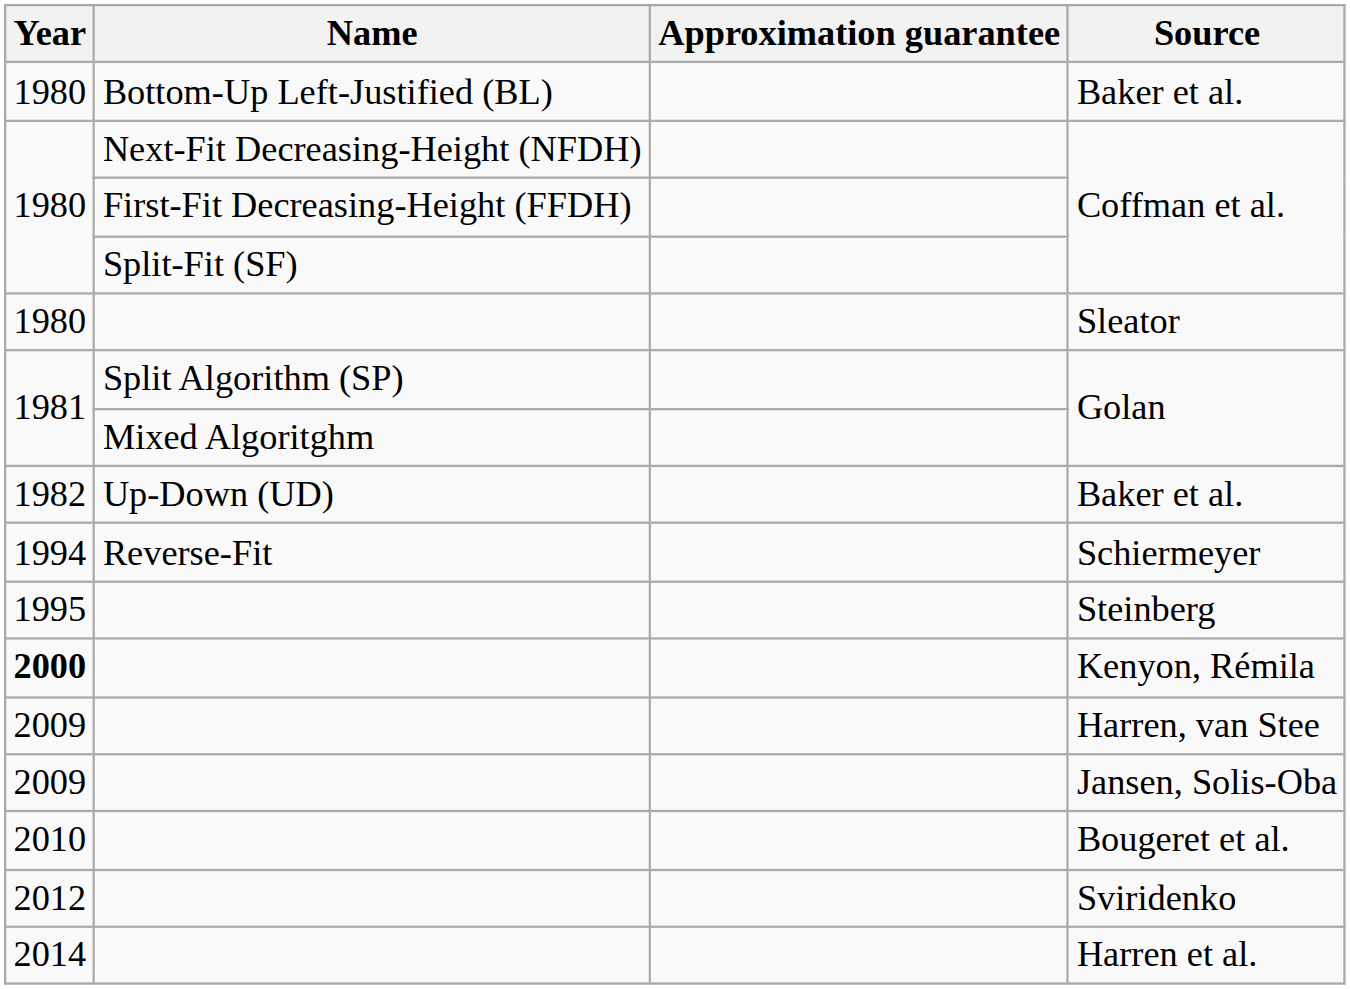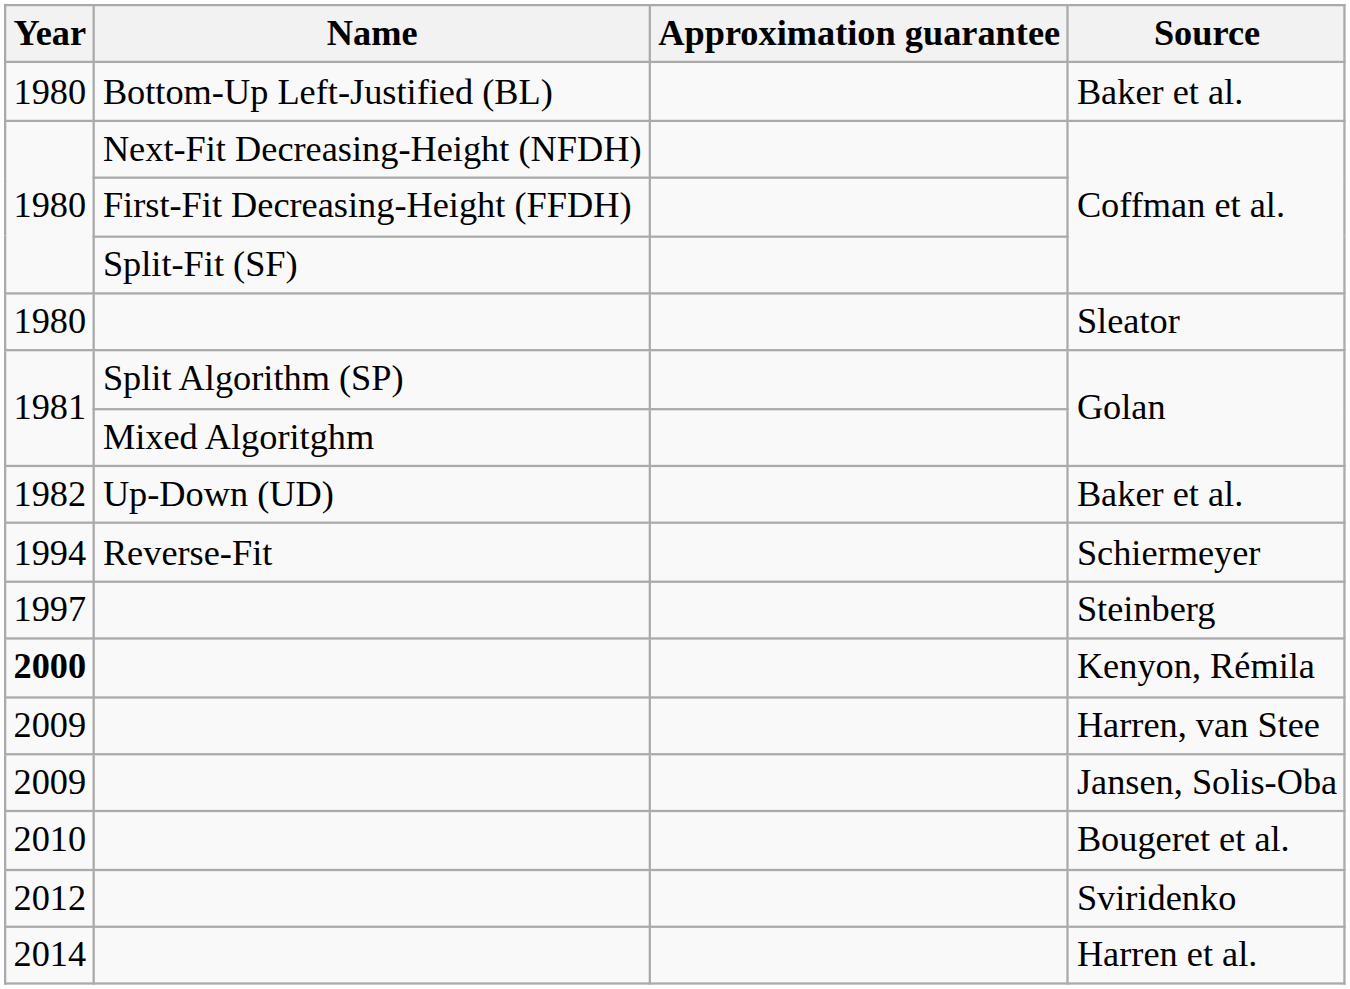(50, 609) 1995 -> (50, 609) 1997
